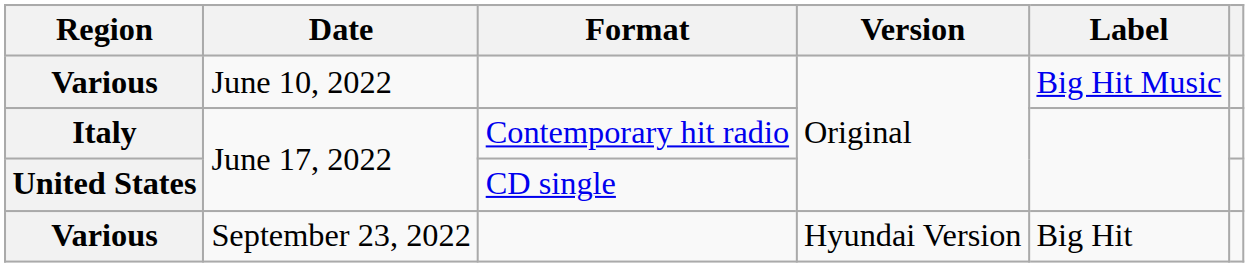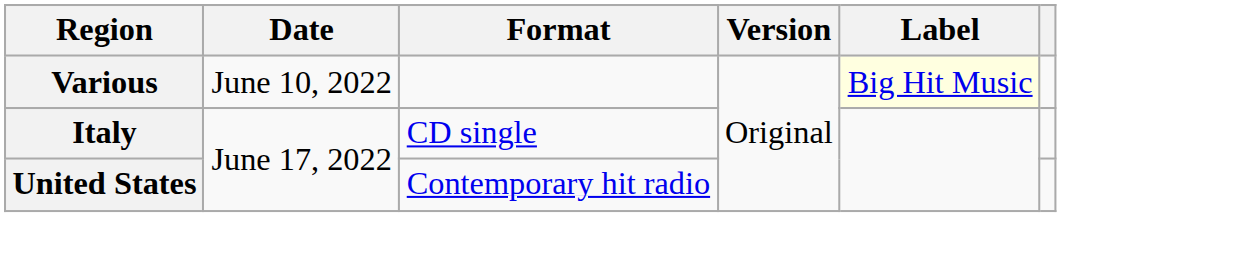(1129, 81) no background -> (940, 81) lightyellow background
(637, 132) Contemporary hit radio -> (472, 132) CD single
(551, 183) CD single -> (558, 183) Contemporary hit radio
- row: (104, 235)
